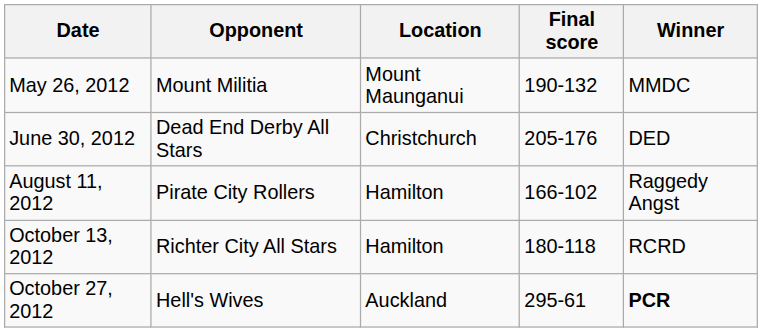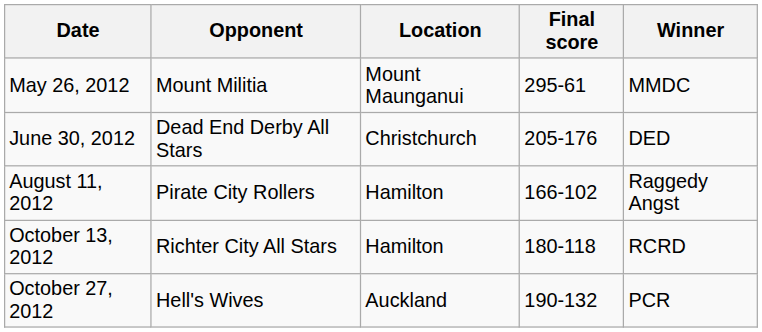(561, 85) 190-132 -> (555, 85) 295-61
(555, 300) 295-61 -> (561, 300) 190-132
(649, 300) bold -> (649, 300) normal
